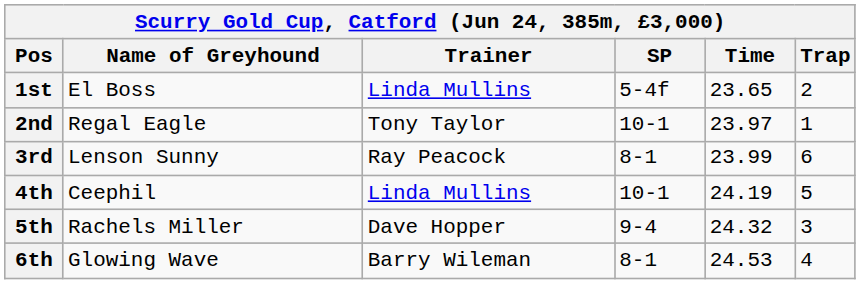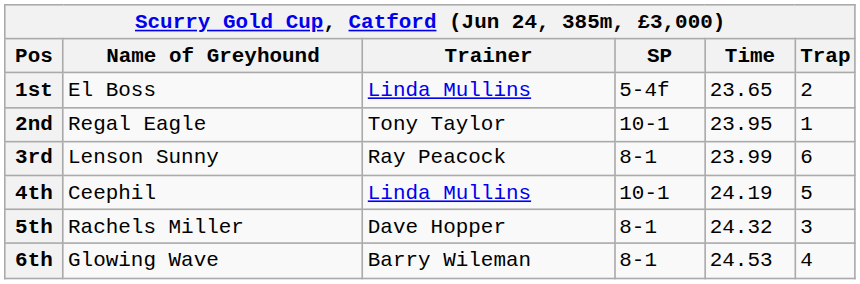(741, 124) 23.97 -> (741, 124) 23.95
(638, 227) 9-4 -> (638, 227) 8-1
